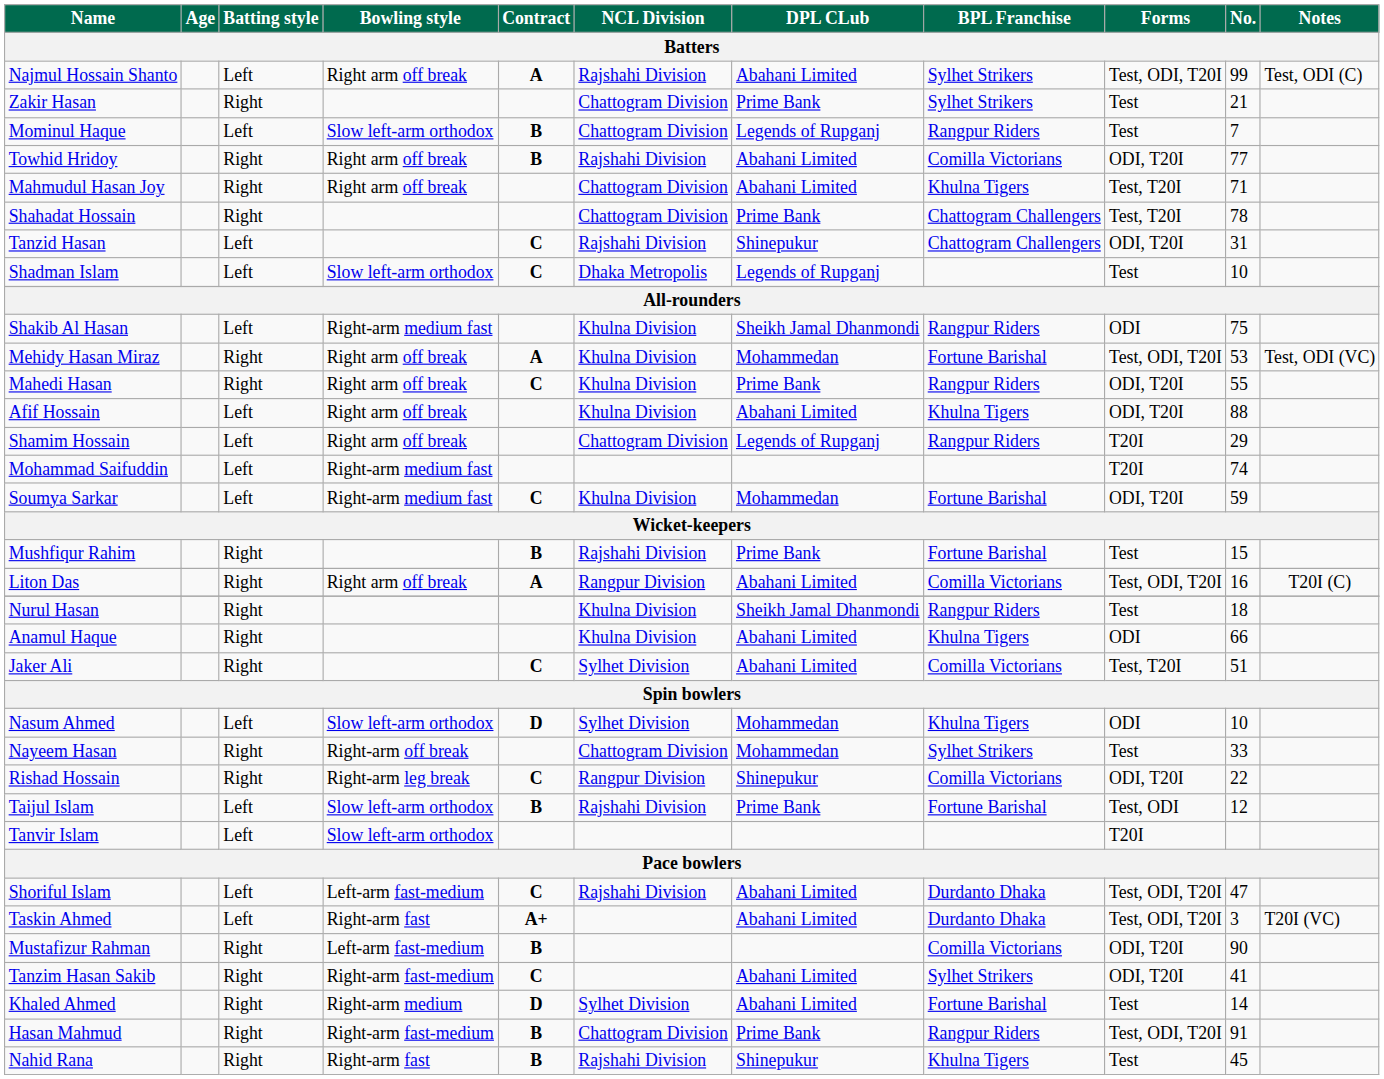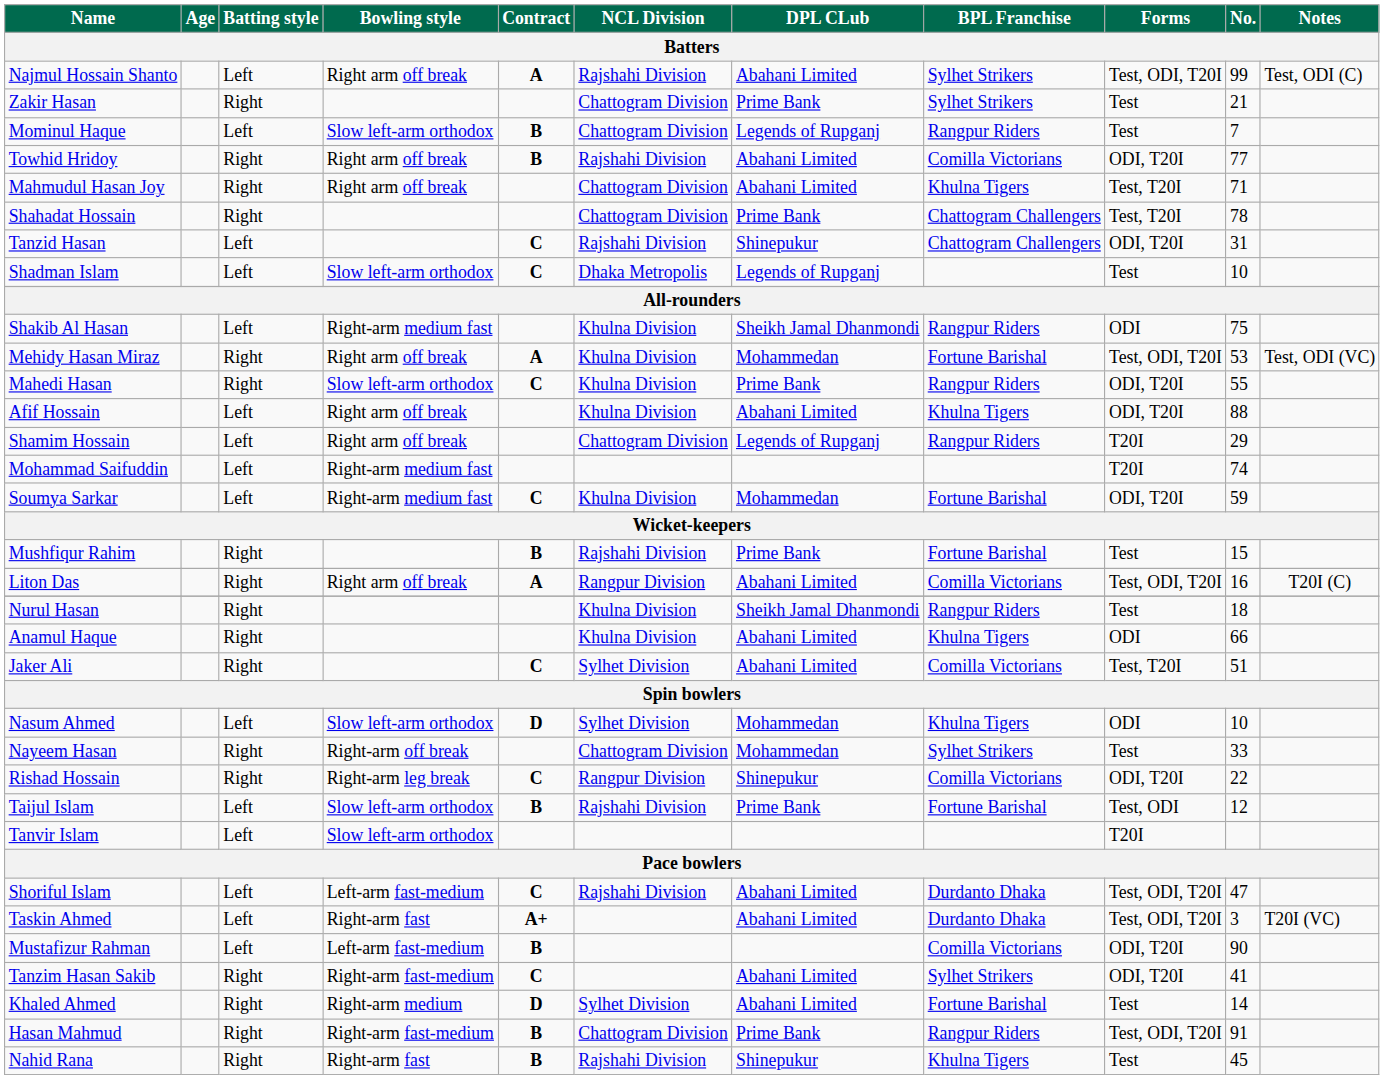(397, 384) Right arm off break -> (410, 384) Slow left-arm orthodox
(243, 948) Right -> (238, 948) Left
